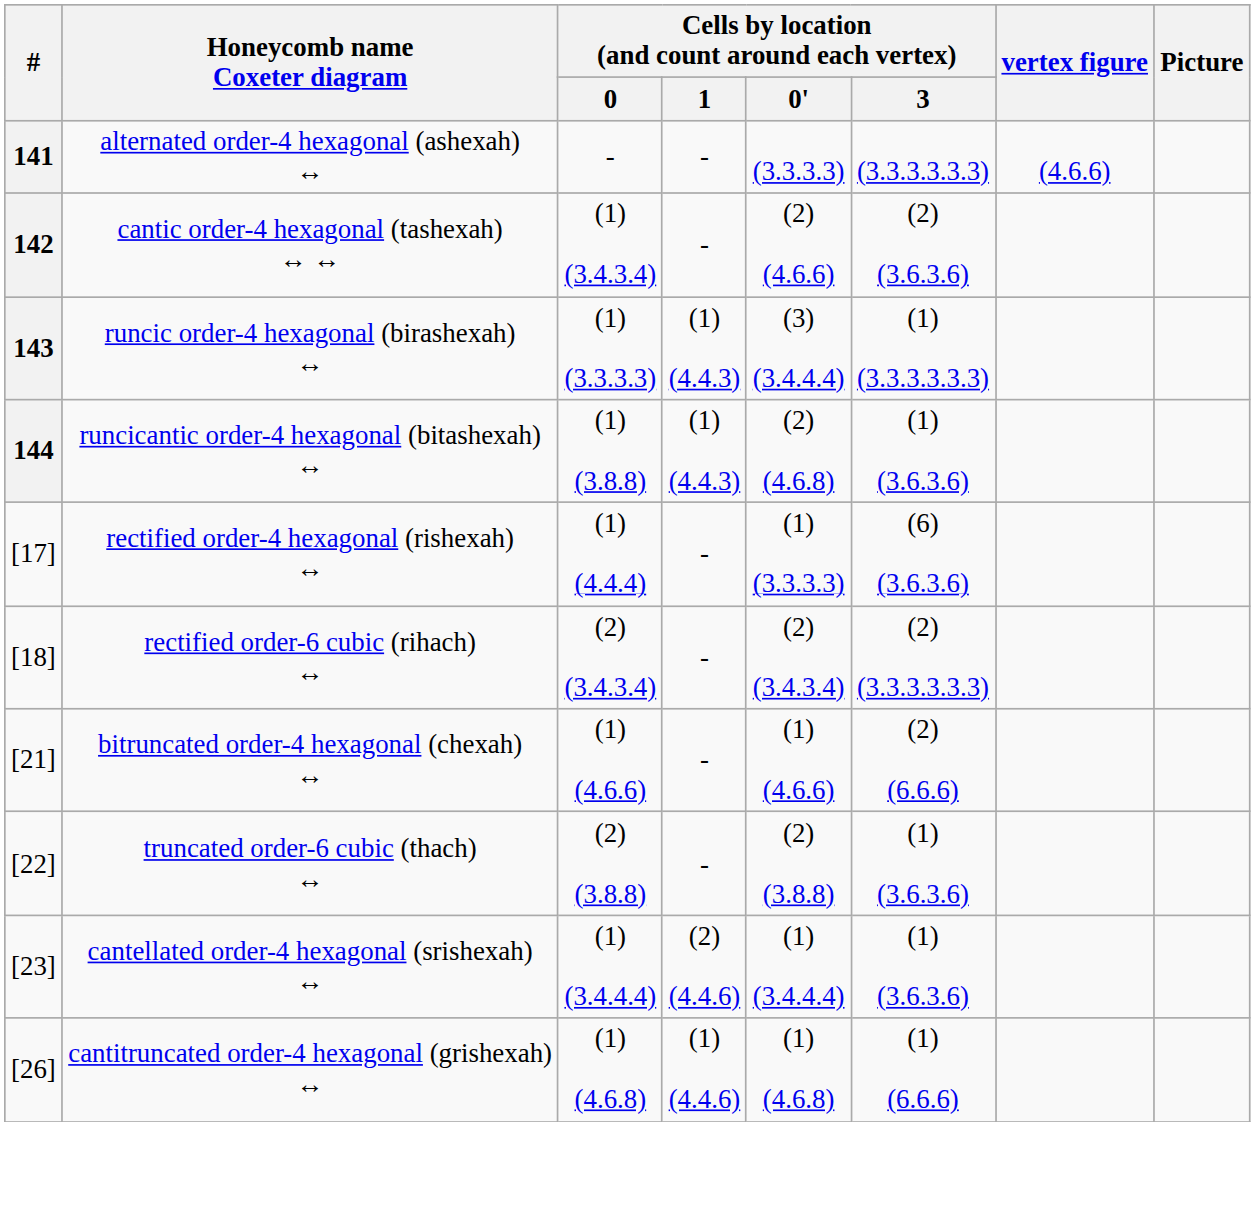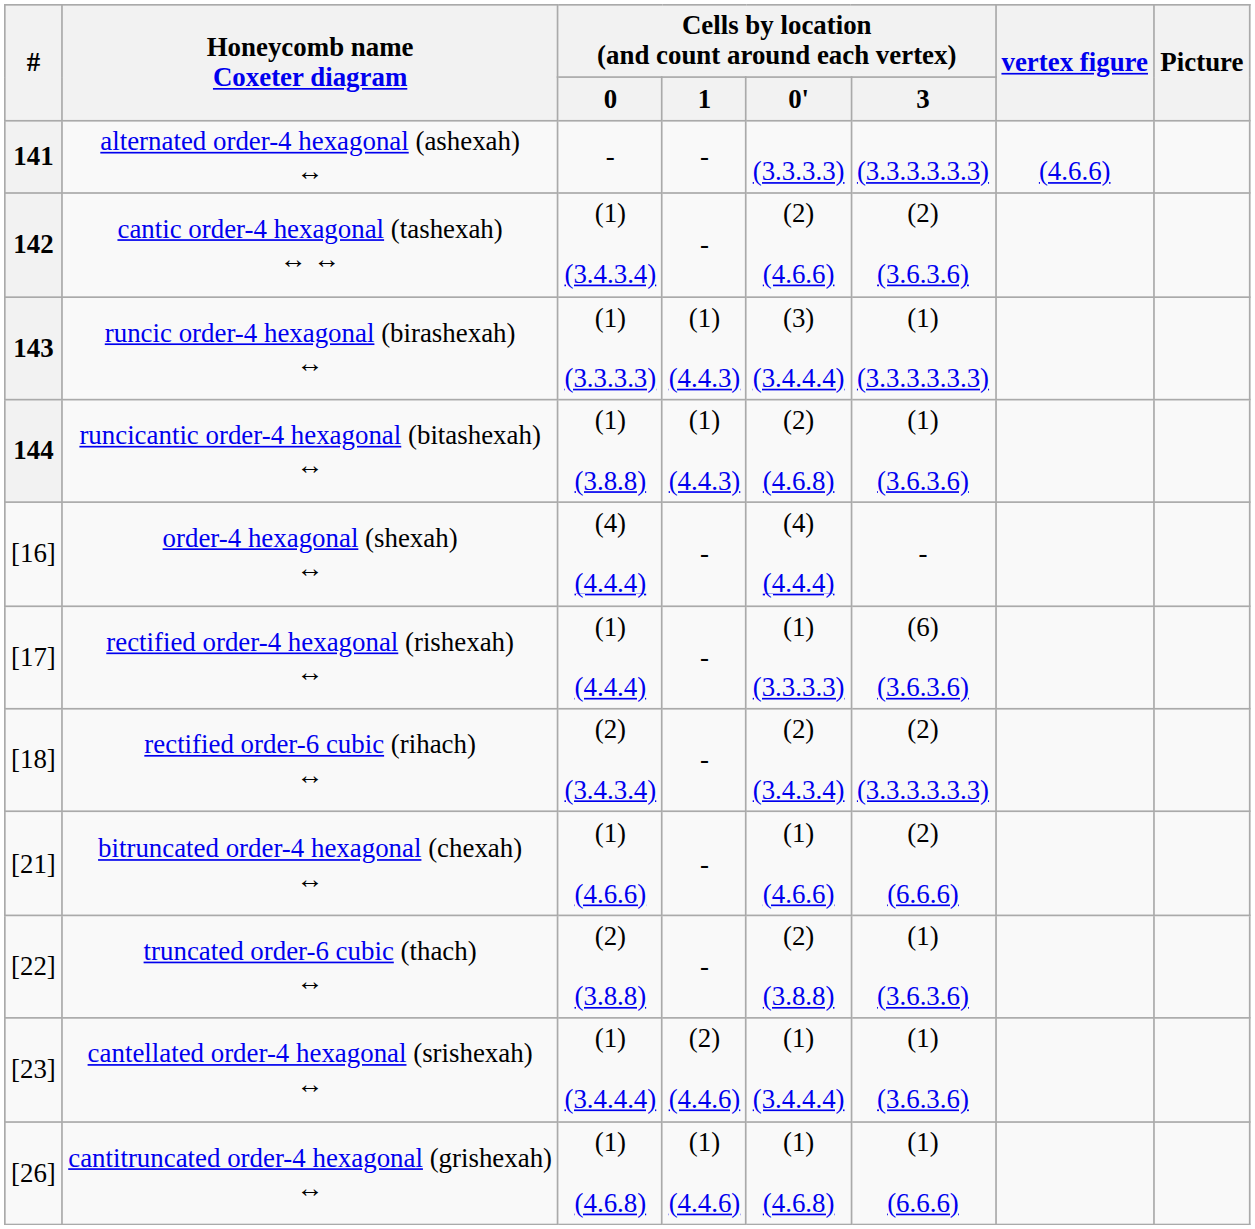+ row: (310, 553)
